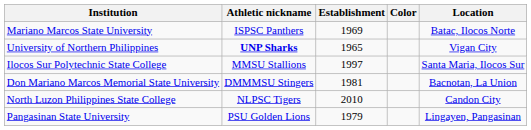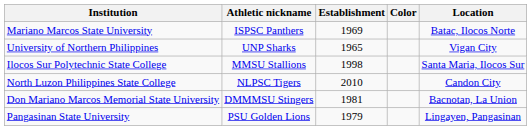(269, 47) bold -> (269, 47) normal
(352, 64) 1997 -> (352, 64) 1998
rows swapped: (91, 99) <-> (113, 82)
